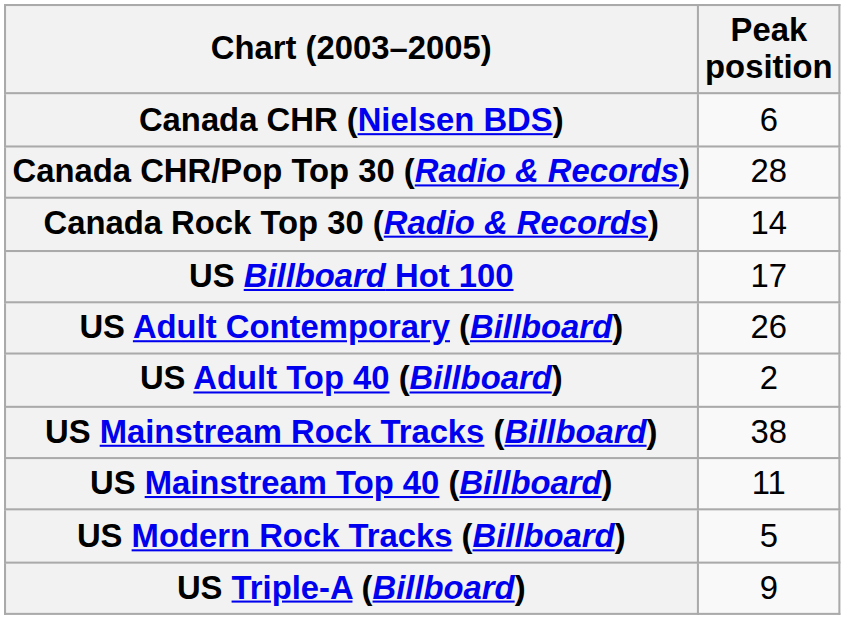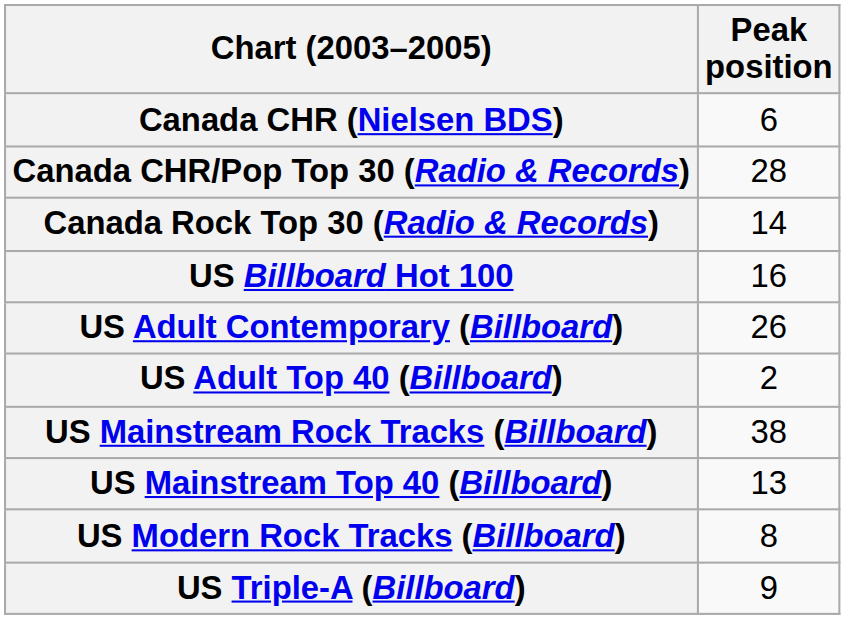(769, 275) 17 -> (769, 275) 16
(769, 483) 11 -> (769, 483) 13
(769, 535) 5 -> (769, 535) 8
